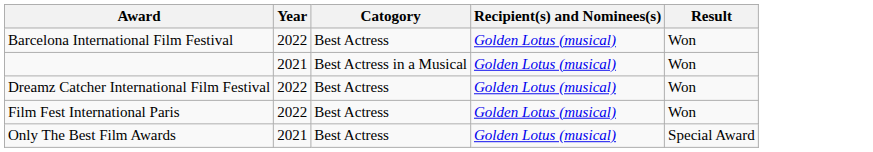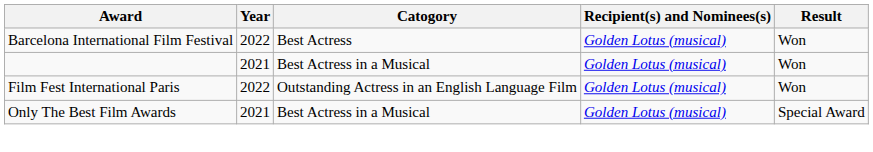- row: (139, 87)
(352, 111) Best Actress -> (427, 87) Outstanding Actress in an English Language Film
(352, 135) Best Actress -> (353, 111) Best Actress in a Musical
